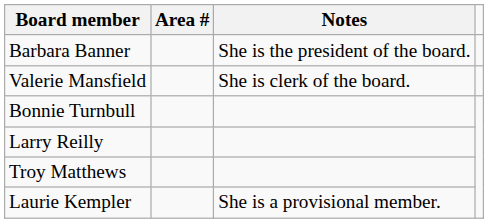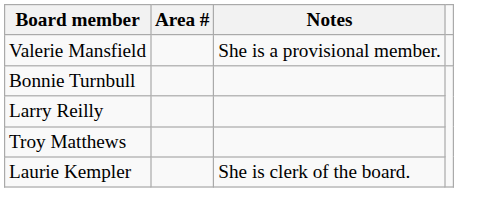- row: (70, 50)
(314, 80) She is clerk of the board. -> (330, 50) She is a provisional member.
(330, 202) She is a provisional member. -> (314, 171) She is clerk of the board.
